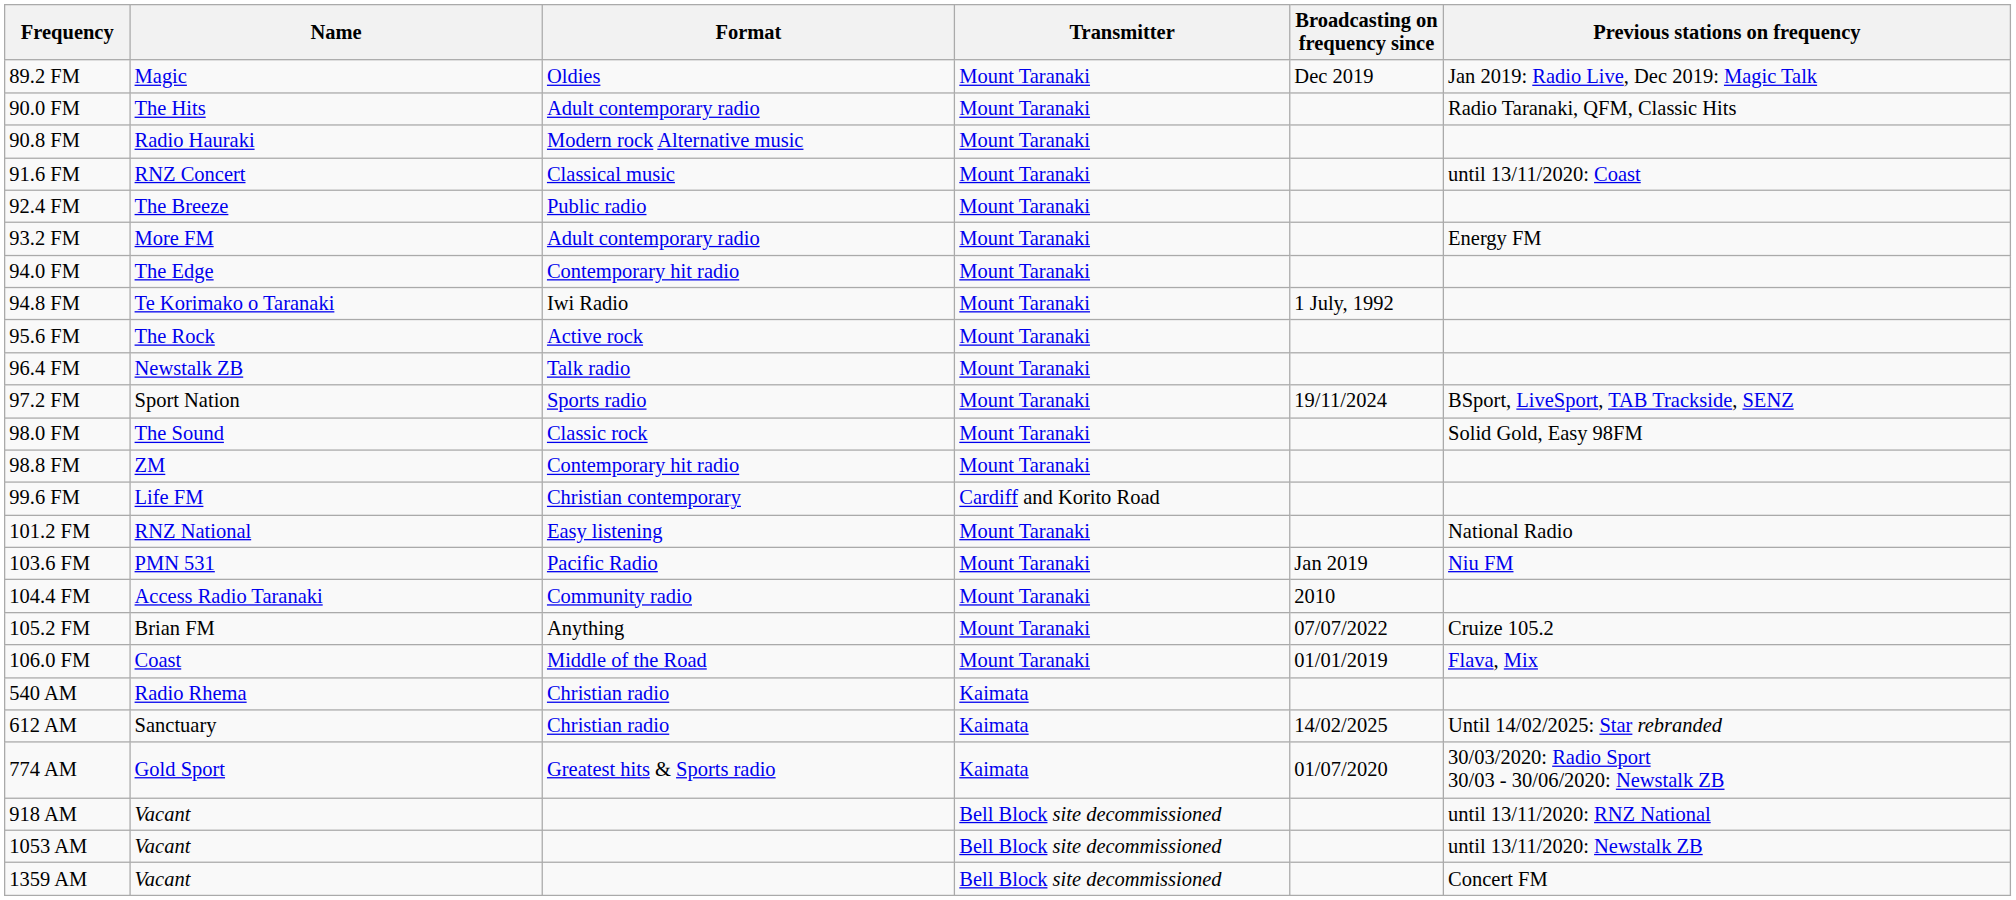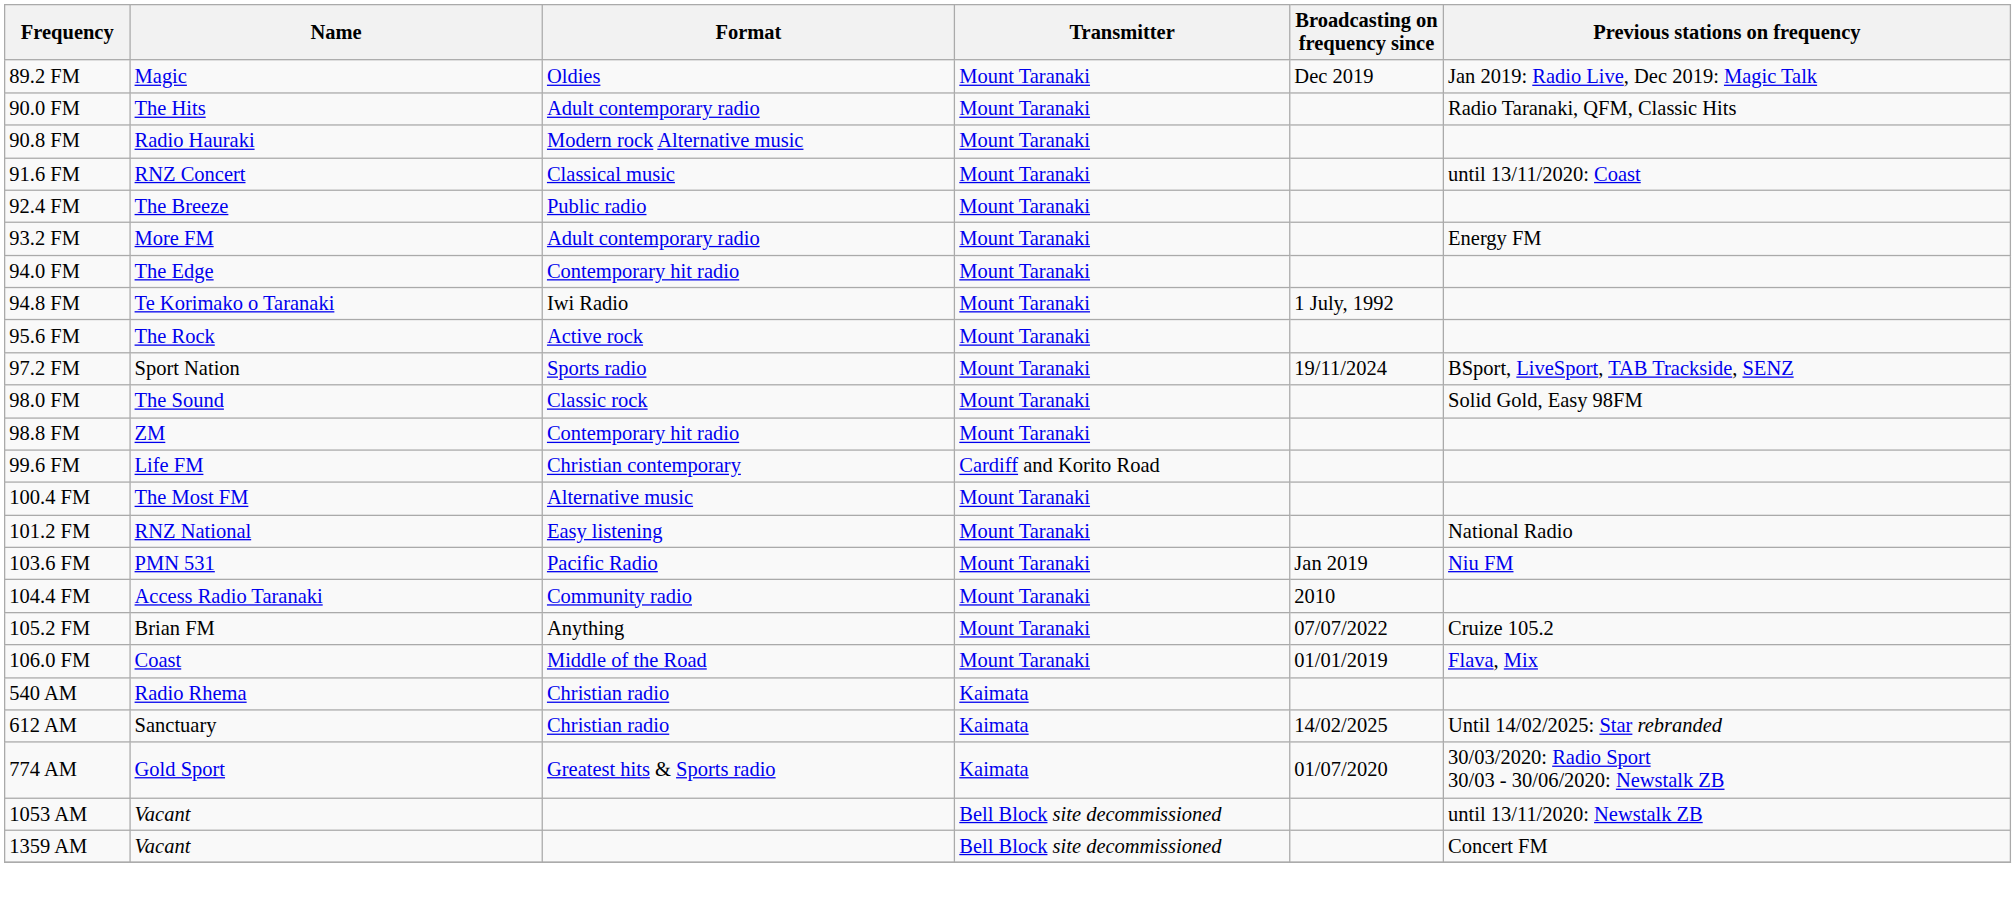- row: (45, 368)
+ row: (50, 498)
- row: (43, 813)
